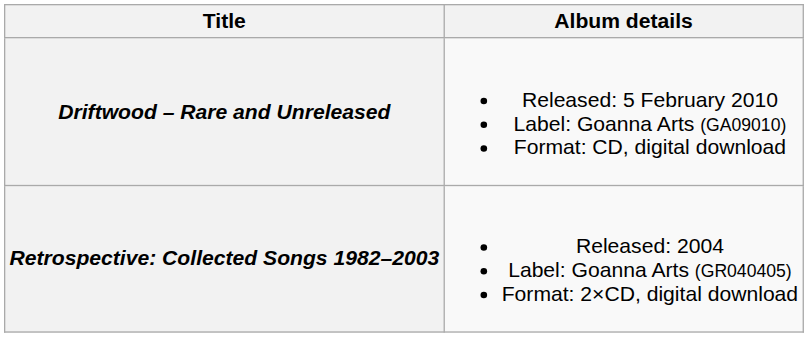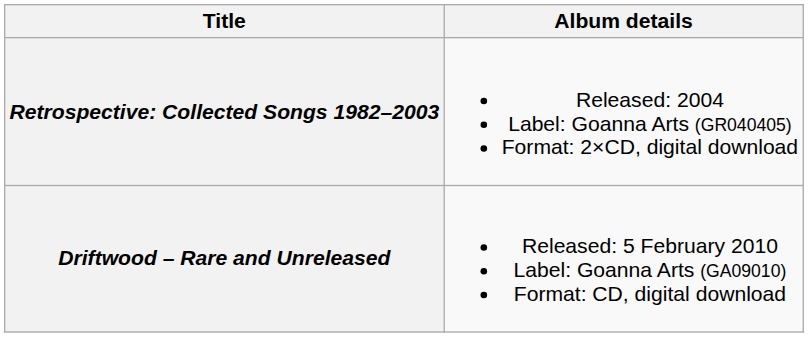rows swapped: (224, 258) <-> (224, 111)
